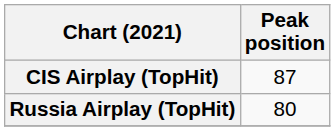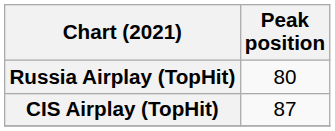rows swapped: (122, 76) <-> (122, 109)
